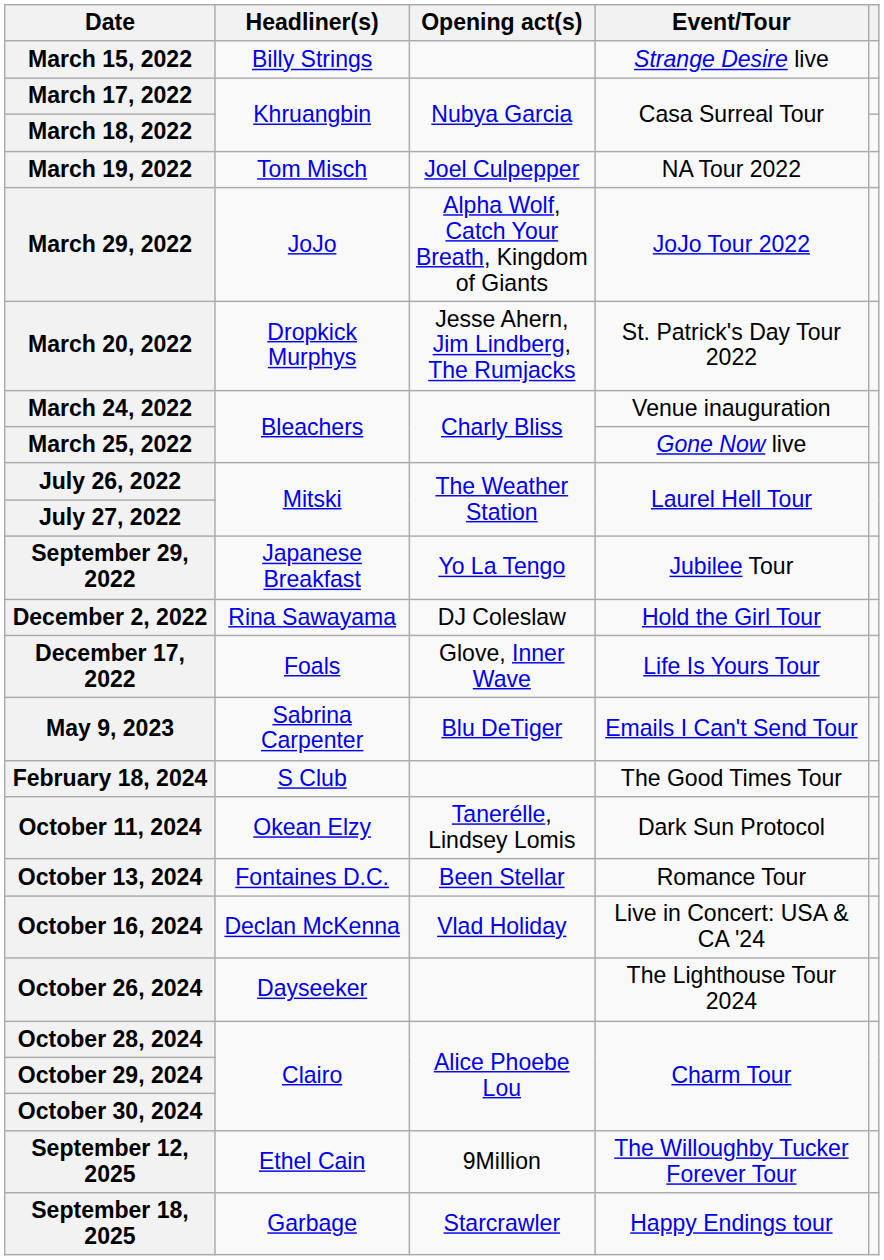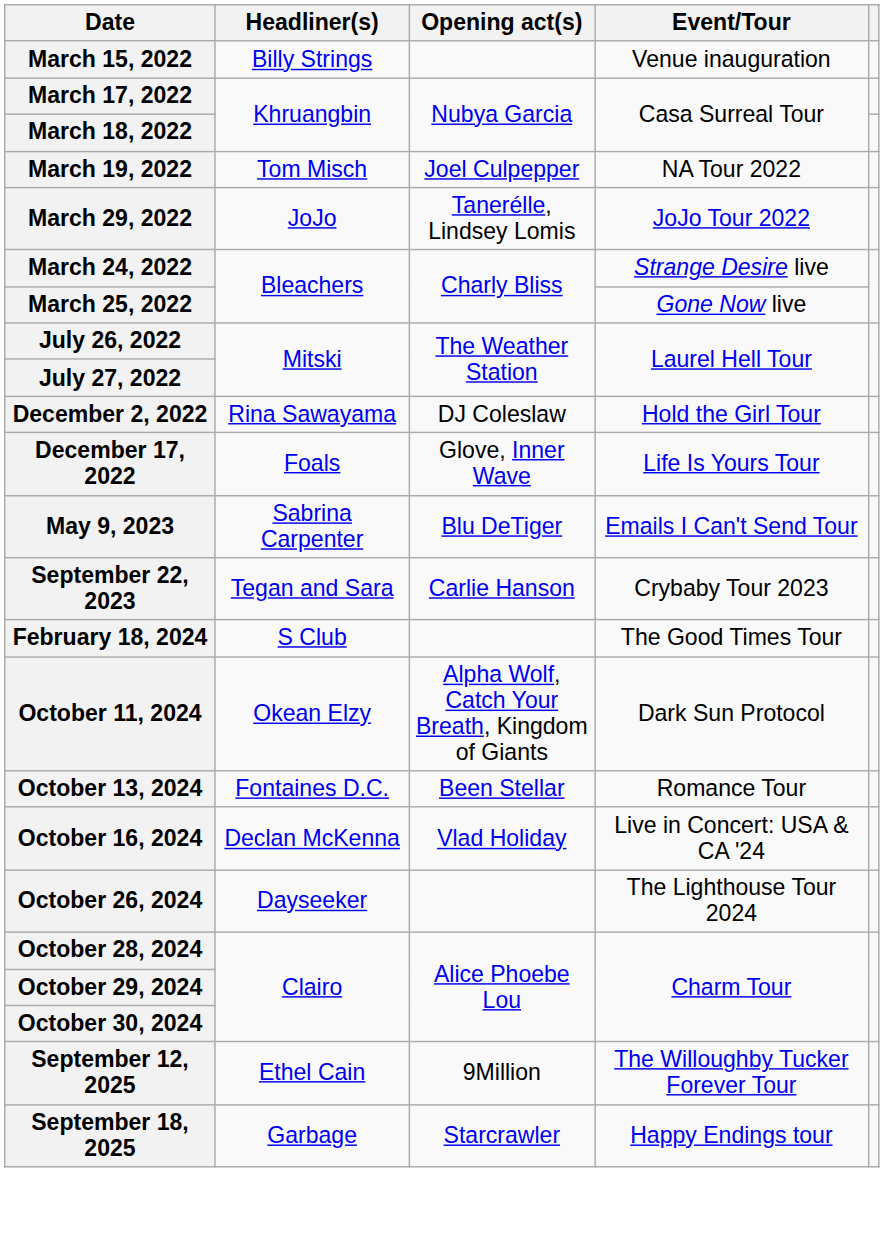(731, 59) Strange Desire live -> (731, 59) Venue inauguration
(502, 244) Alpha Wolf, Catch Your Breath, Kingdom of Giants -> (502, 218) Tanerélle, Lindsey Lomis
- row: (110, 345)
(731, 408) Venue inauguration -> (731, 267) Strange Desire live
- row: (110, 567)
+ row: (110, 588)
(502, 827) Tanerélle, Lindsey Lomis -> (502, 713) Alpha Wolf, Catch Your Breath, Kingdom of Giants
